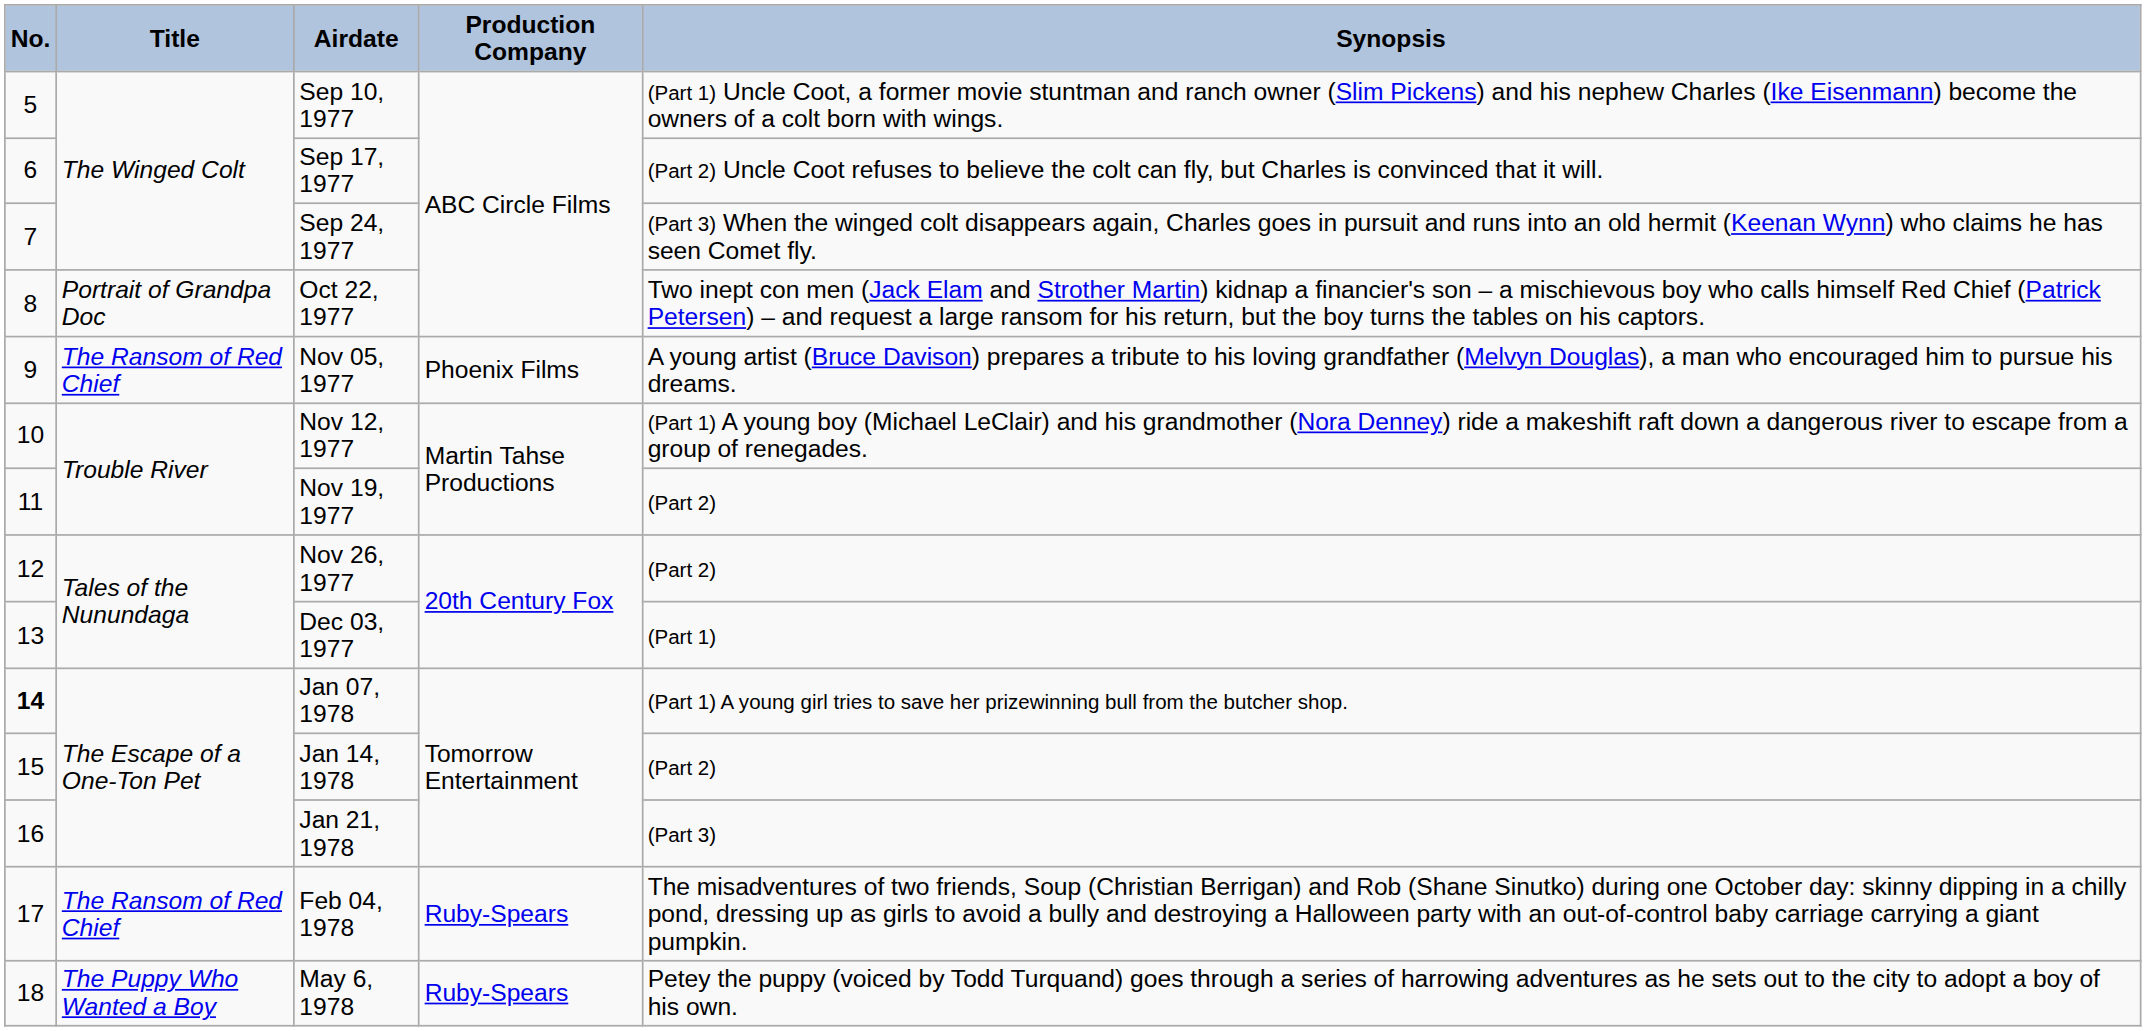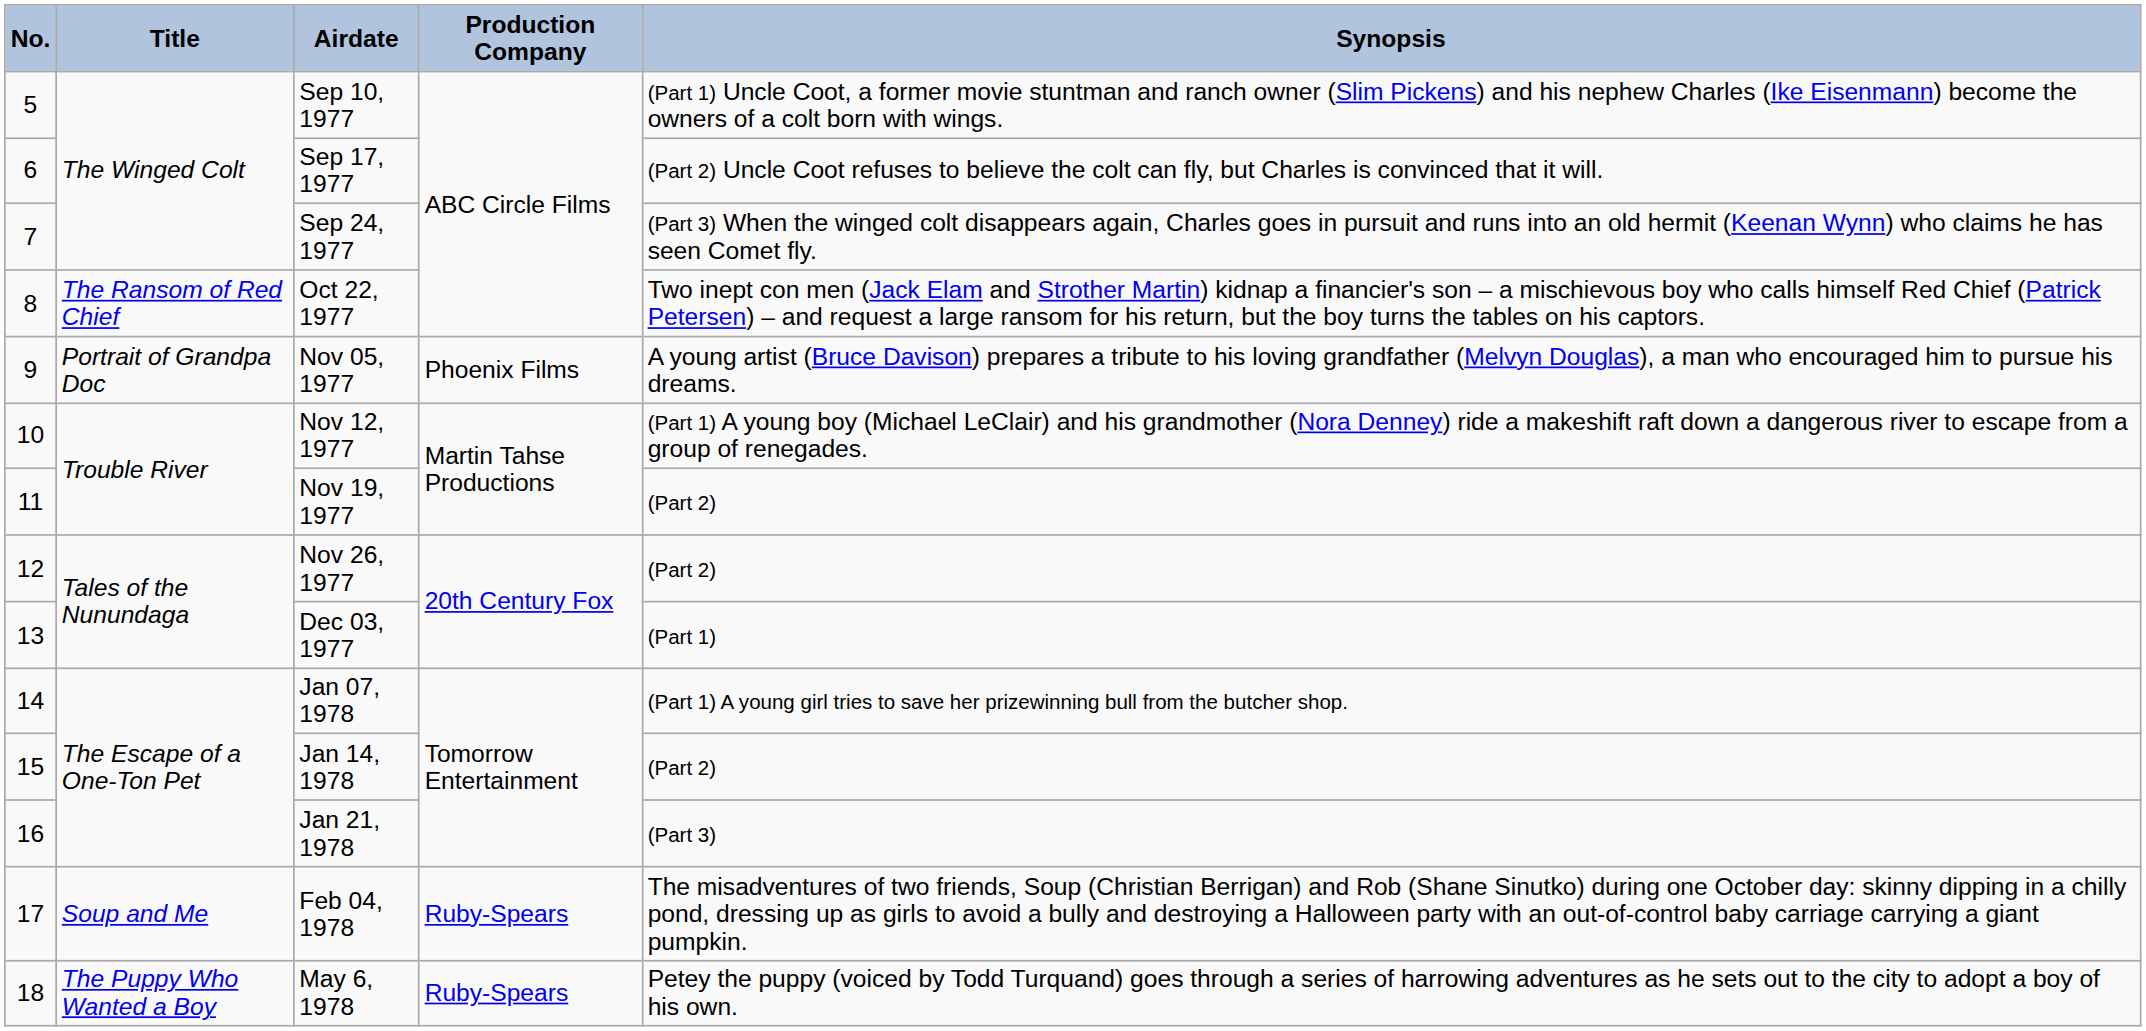(166, 303) Portrait of Grandpa Doc -> (172, 303) The Ransom of Red Chief
(172, 370) The Ransom of Red Chief -> (166, 370) Portrait of Grandpa Doc
(30, 701) bold -> (30, 701) normal
(172, 913) The Ransom of Red Chief -> (135, 913) Soup and Me
